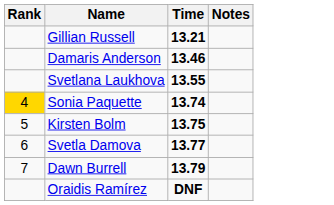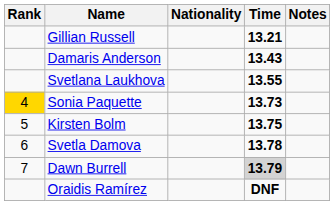+ column: (206, 15)
(188, 59) 13.46 -> (265, 59) 13.43
(188, 102) 13.74 -> (265, 102) 13.73
(188, 146) 13.77 -> (265, 146) 13.78
(188, 168) no background -> (265, 168) lightgrey background
